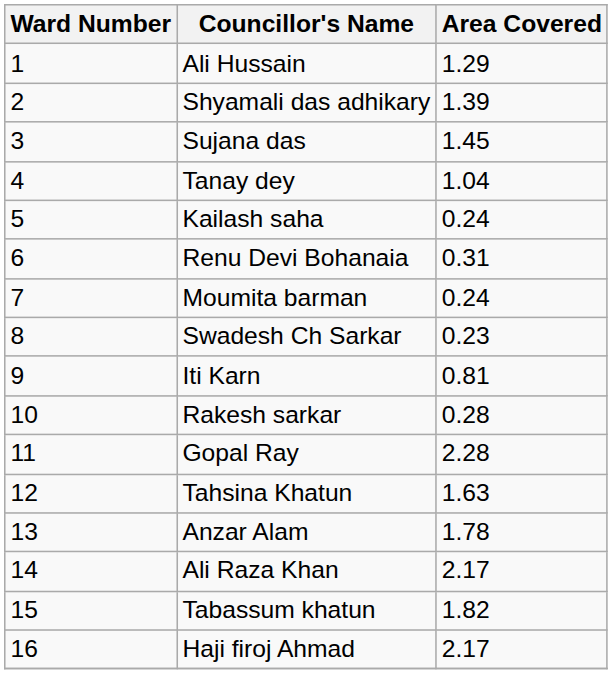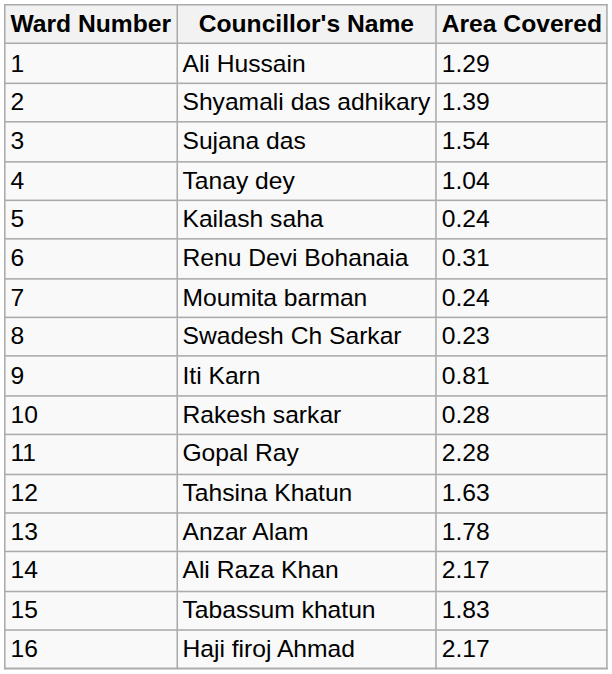(466, 141) 1.45 -> (466, 141) 1.54
(466, 610) 1.82 -> (466, 610) 1.83
